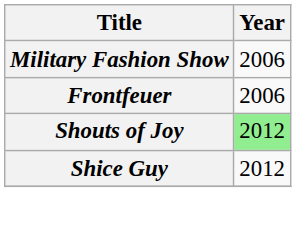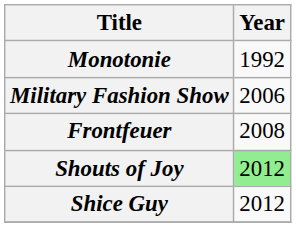+ row: (119, 58)
(262, 95) 2006 -> (262, 131) 2008
